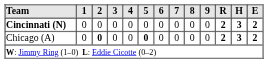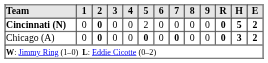(100, 24) normal -> (100, 24) bold
(146, 24) 0 -> (146, 24) 2
(223, 24) 2 -> (223, 24) 0
(239, 24) 3 -> (239, 24) 5
(177, 38) normal -> (177, 38) bold
(223, 38) 2 -> (223, 38) 0
